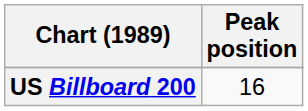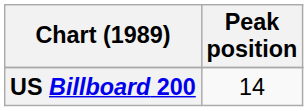(252, 86) 16 -> (252, 86) 14
